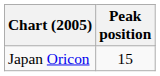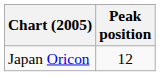(125, 58) 15 -> (125, 58) 12
